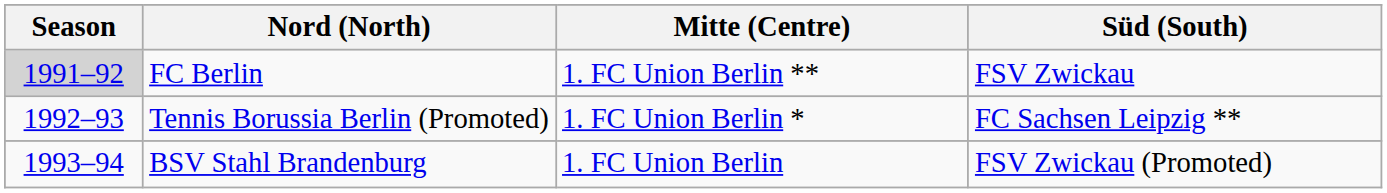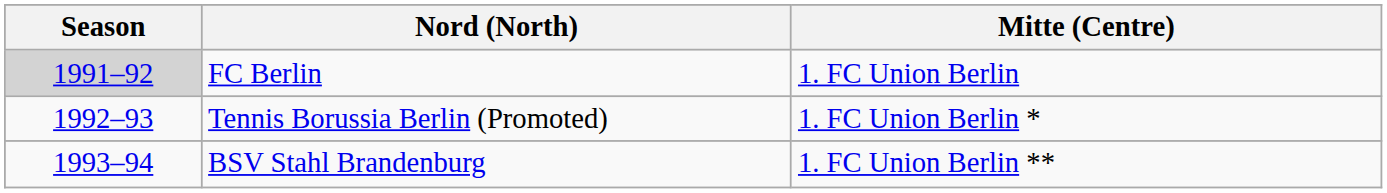- column: (1175, 27)
(691, 72) 1. FC Union Berlin ** -> (909, 72) 1. FC Union Berlin
(673, 163) 1. FC Union Berlin -> (926, 163) 1. FC Union Berlin **
